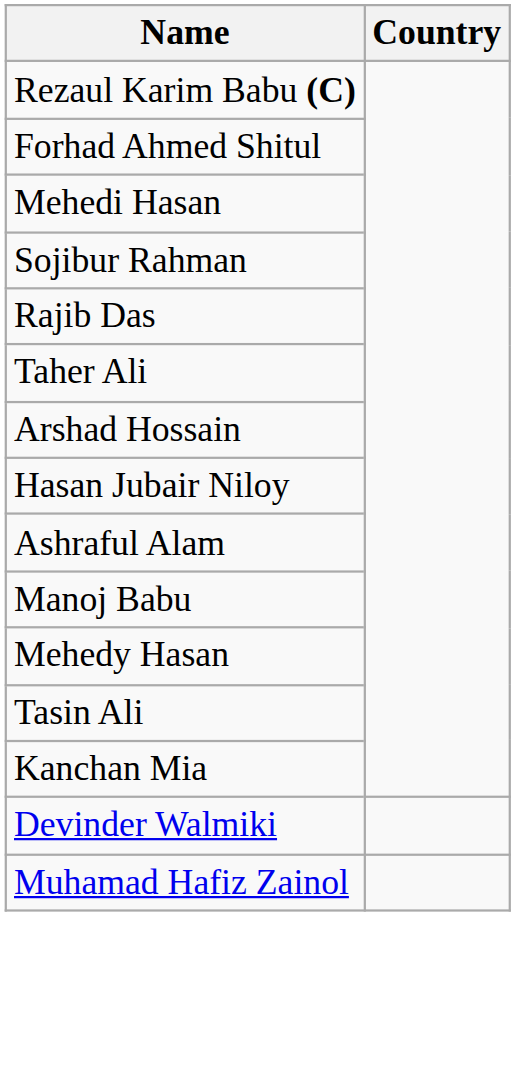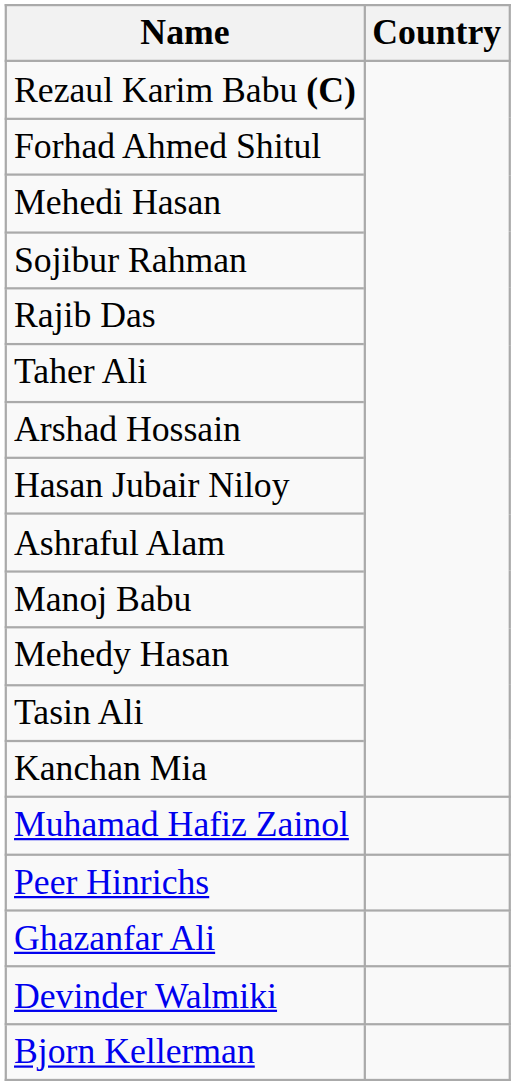rows swapped: (146, 825) <-> (181, 881)
+ row: (112, 881)
+ row: (115, 938)
+ row: (134, 1051)
